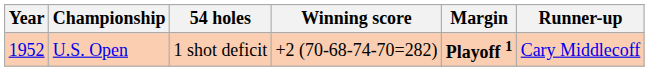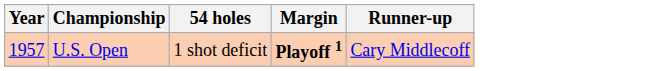- column: (356, 18)
(27, 49) 1952 -> (27, 49) 1957
